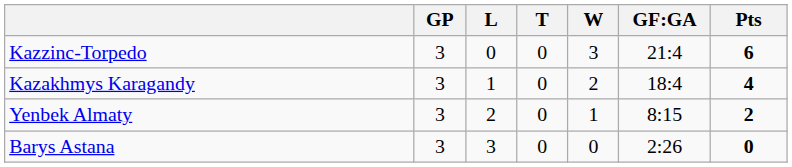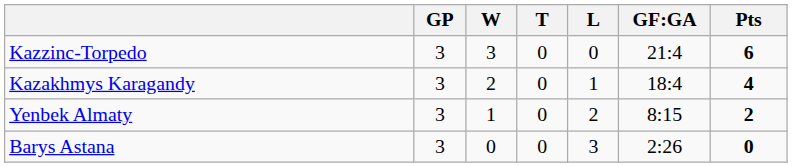columns swapped: (593, 20) <-> (491, 20)
